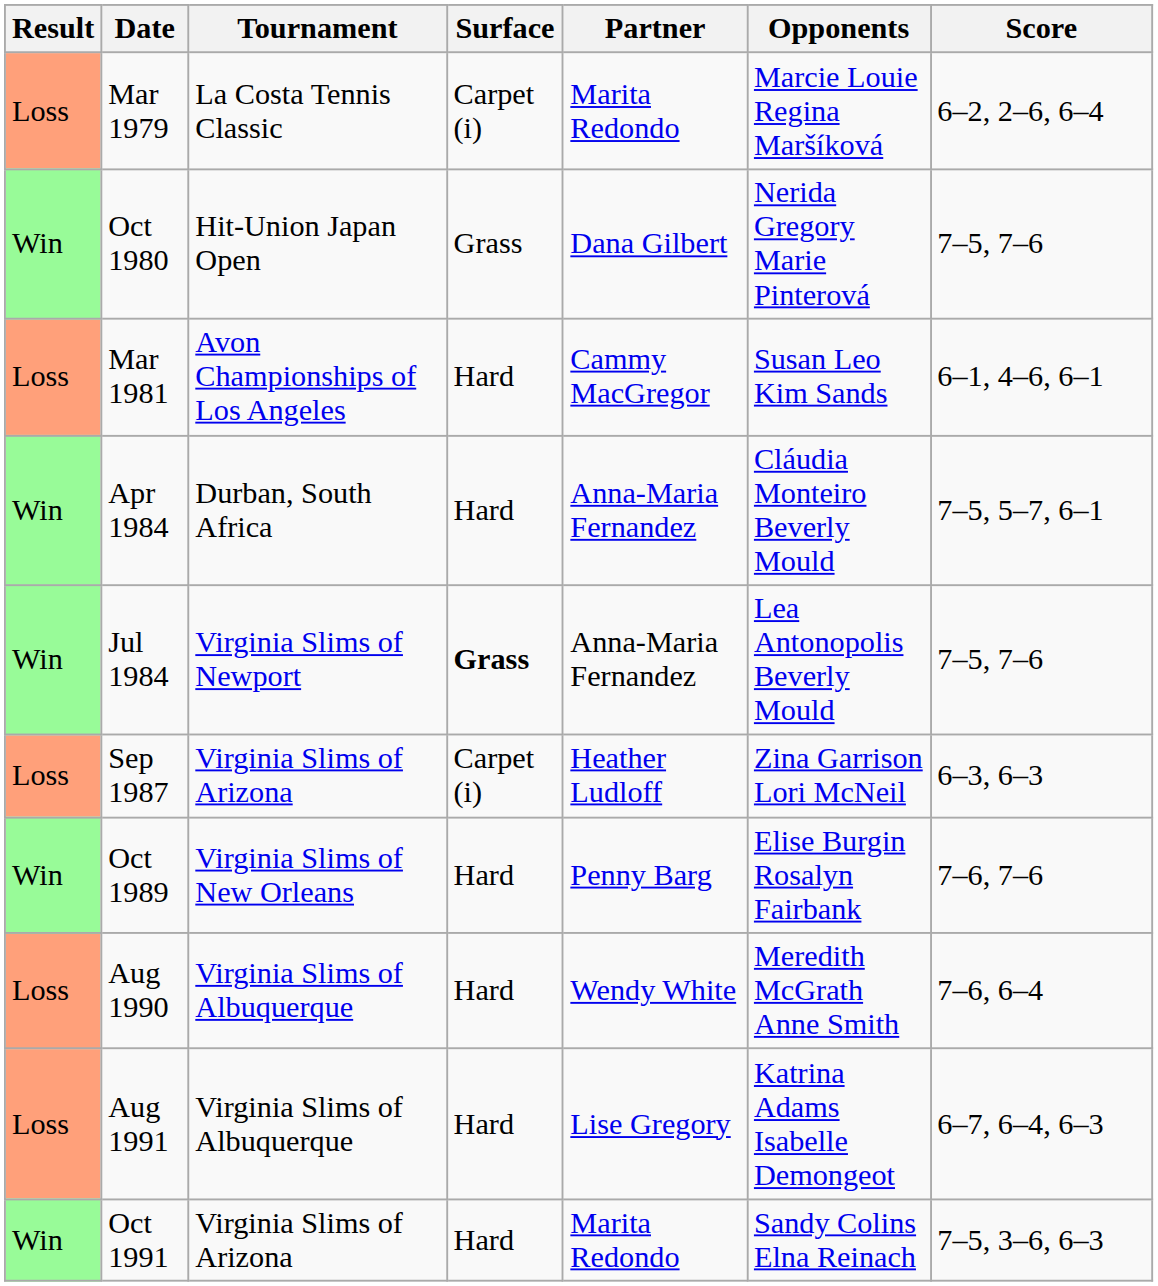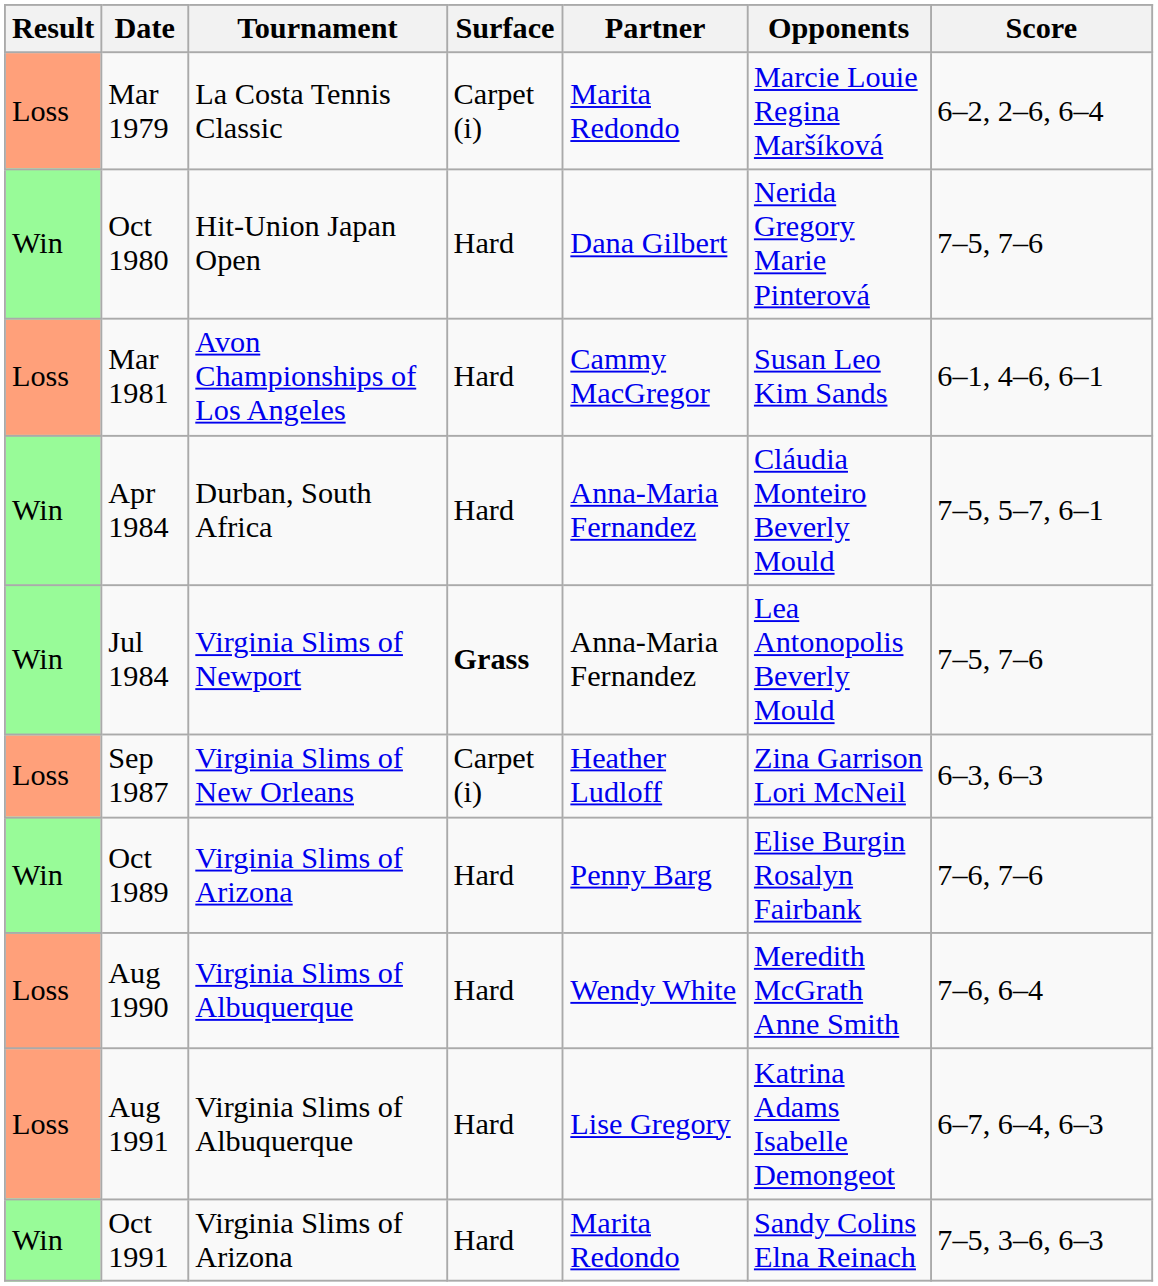(488, 243) Grass -> (484, 243) Hard
(299, 775) Virginia Slims of Arizona -> (299, 775) Virginia Slims of New Orleans
(299, 874) Virginia Slims of New Orleans -> (299, 874) Virginia Slims of Arizona
